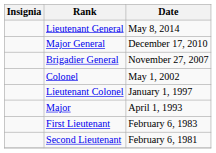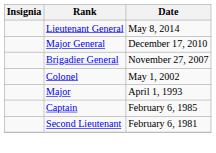- row: (85, 92)
+ row: (62, 108)
- row: (78, 124)
